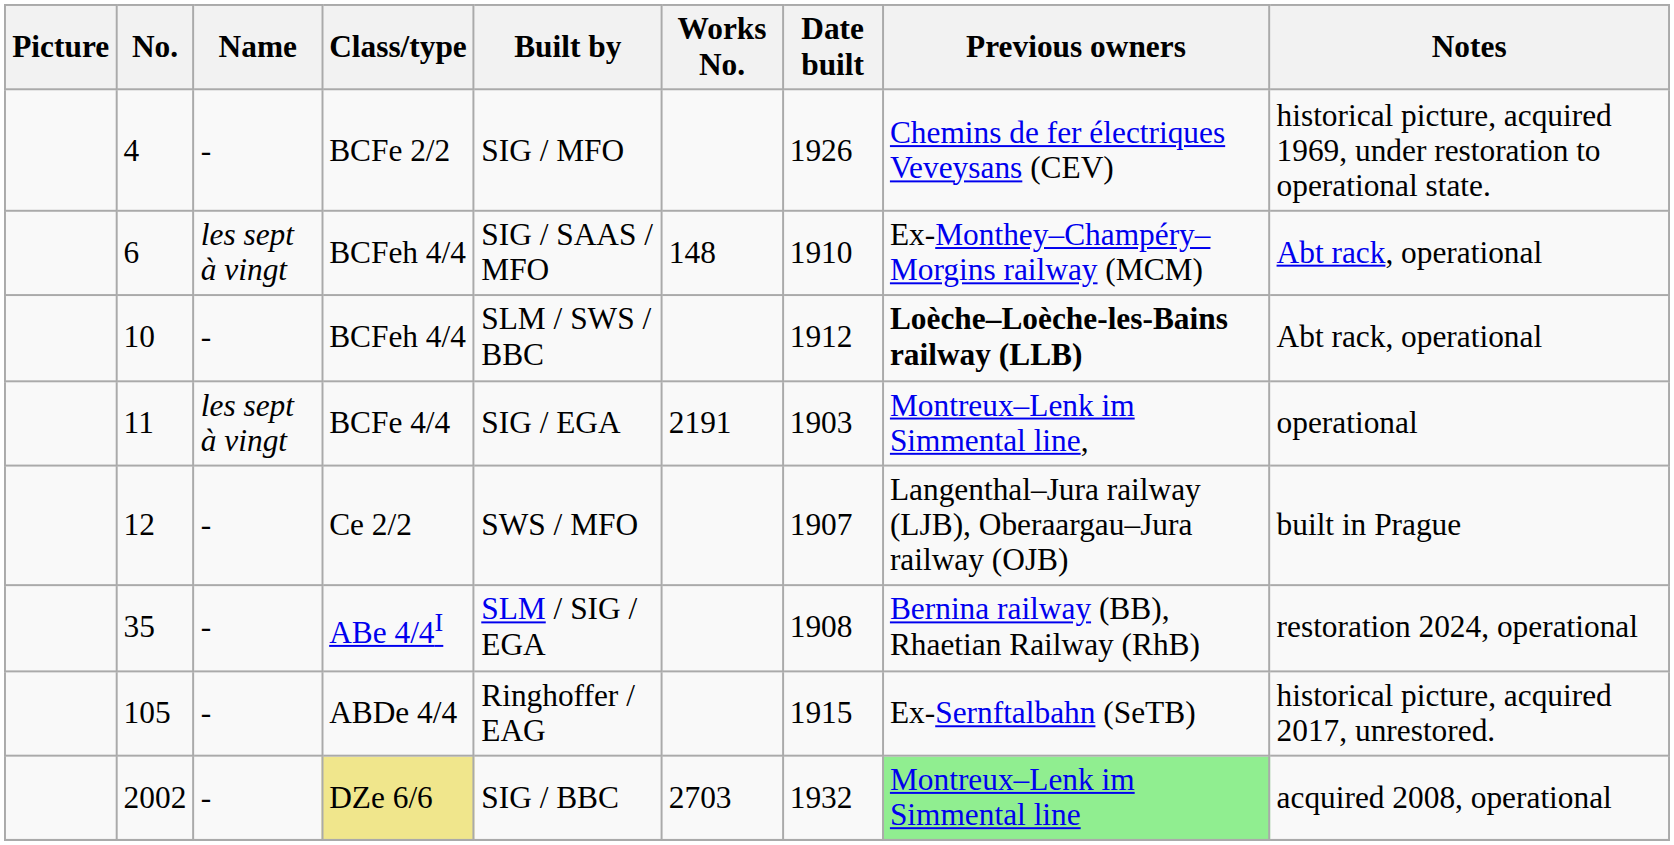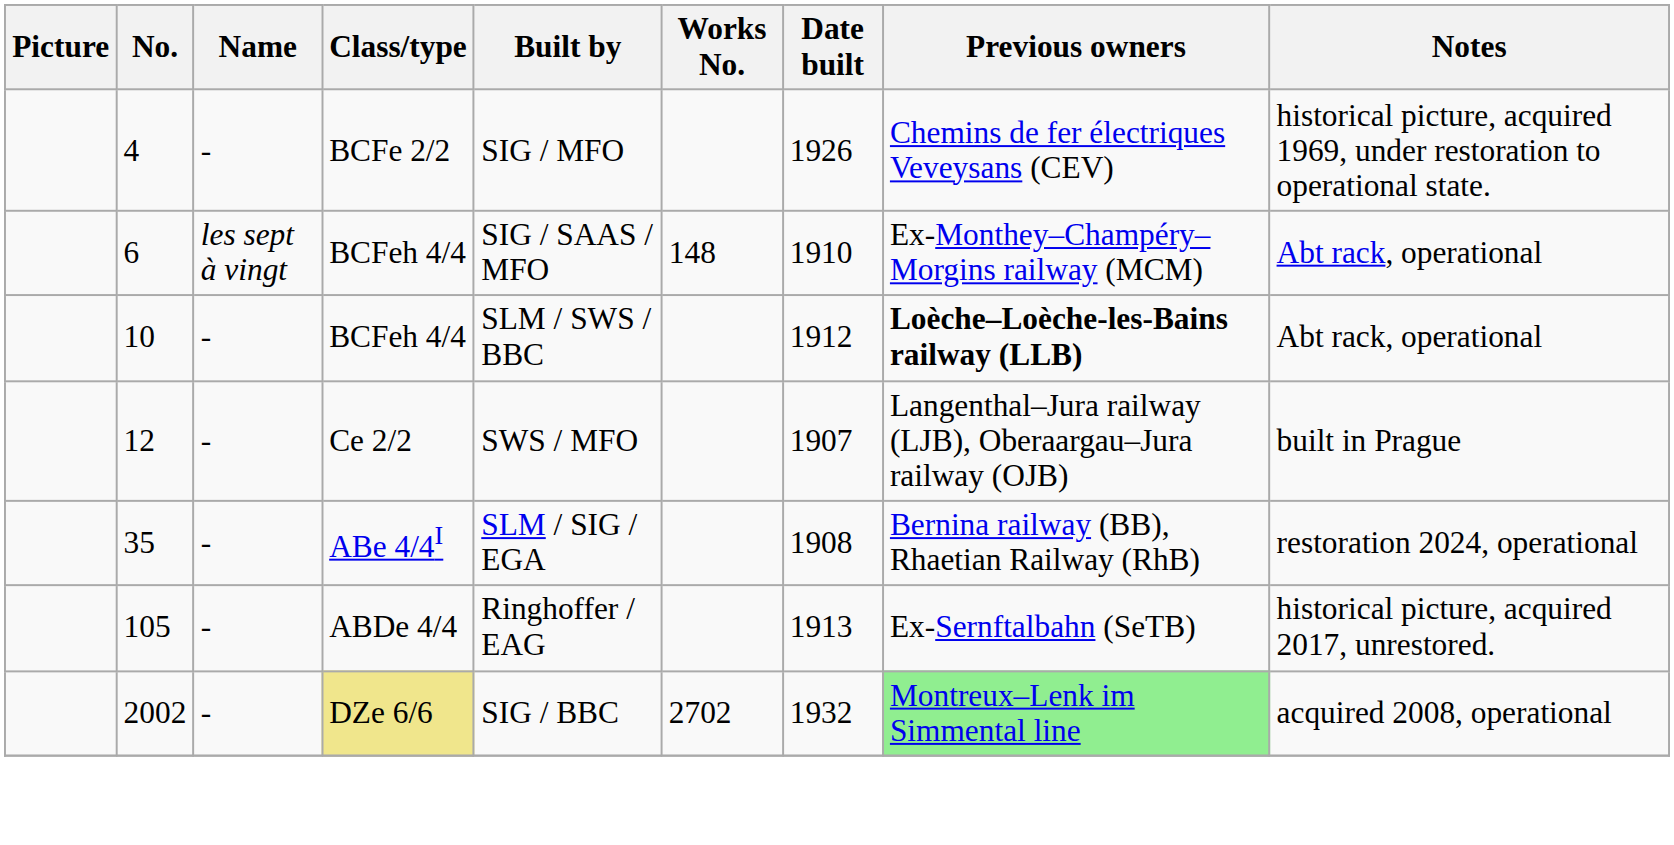- row: (139, 422)
(821, 712) 1915 -> (821, 627) 1913
(700, 797) 2703 -> (700, 712) 2702
